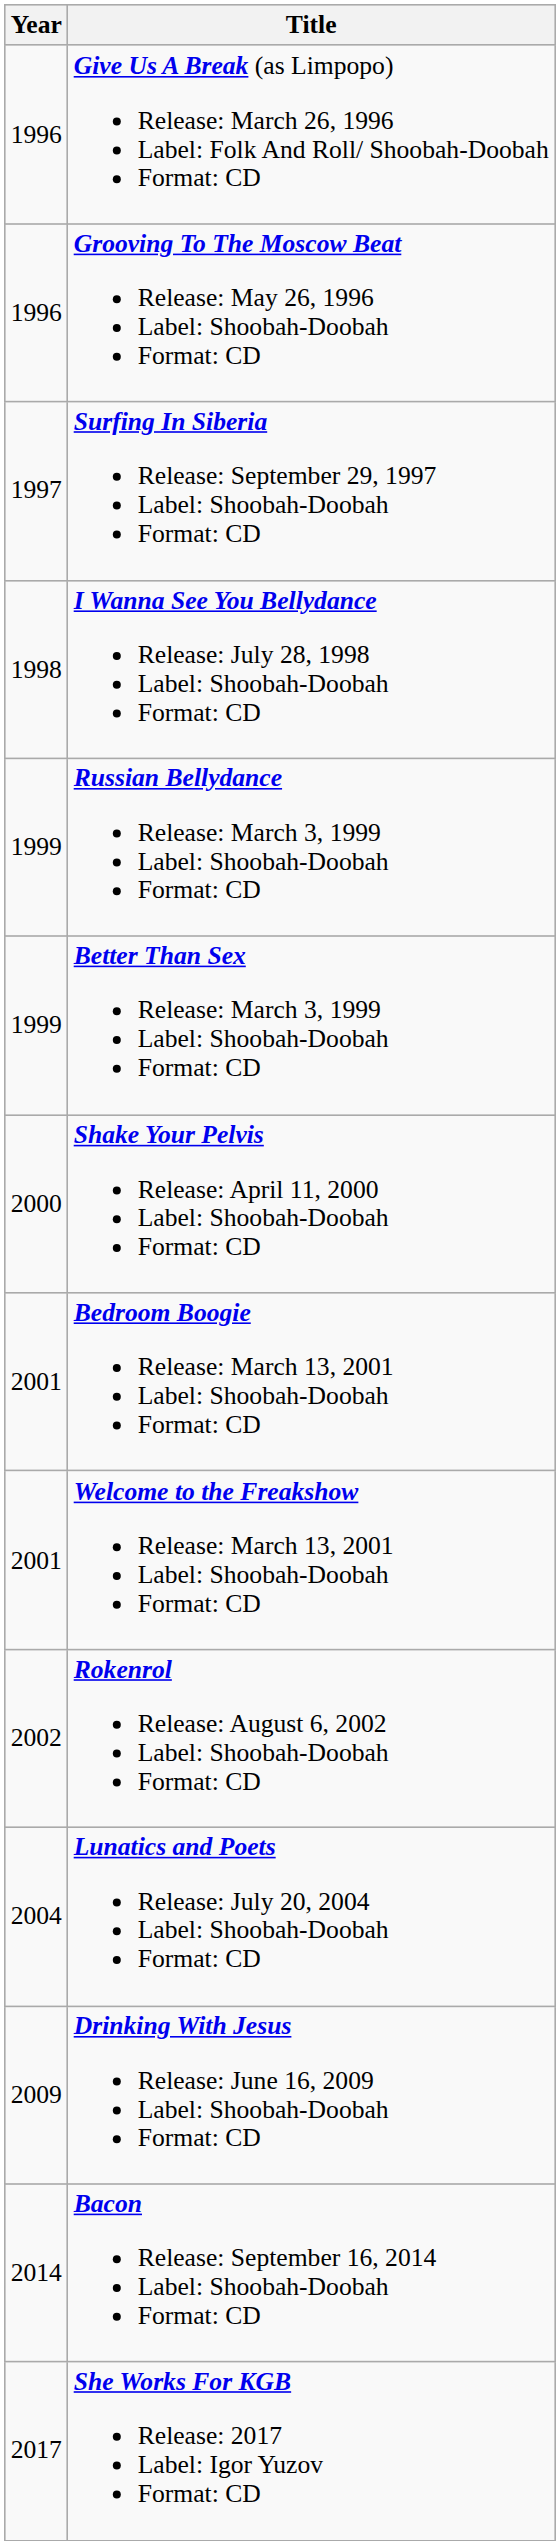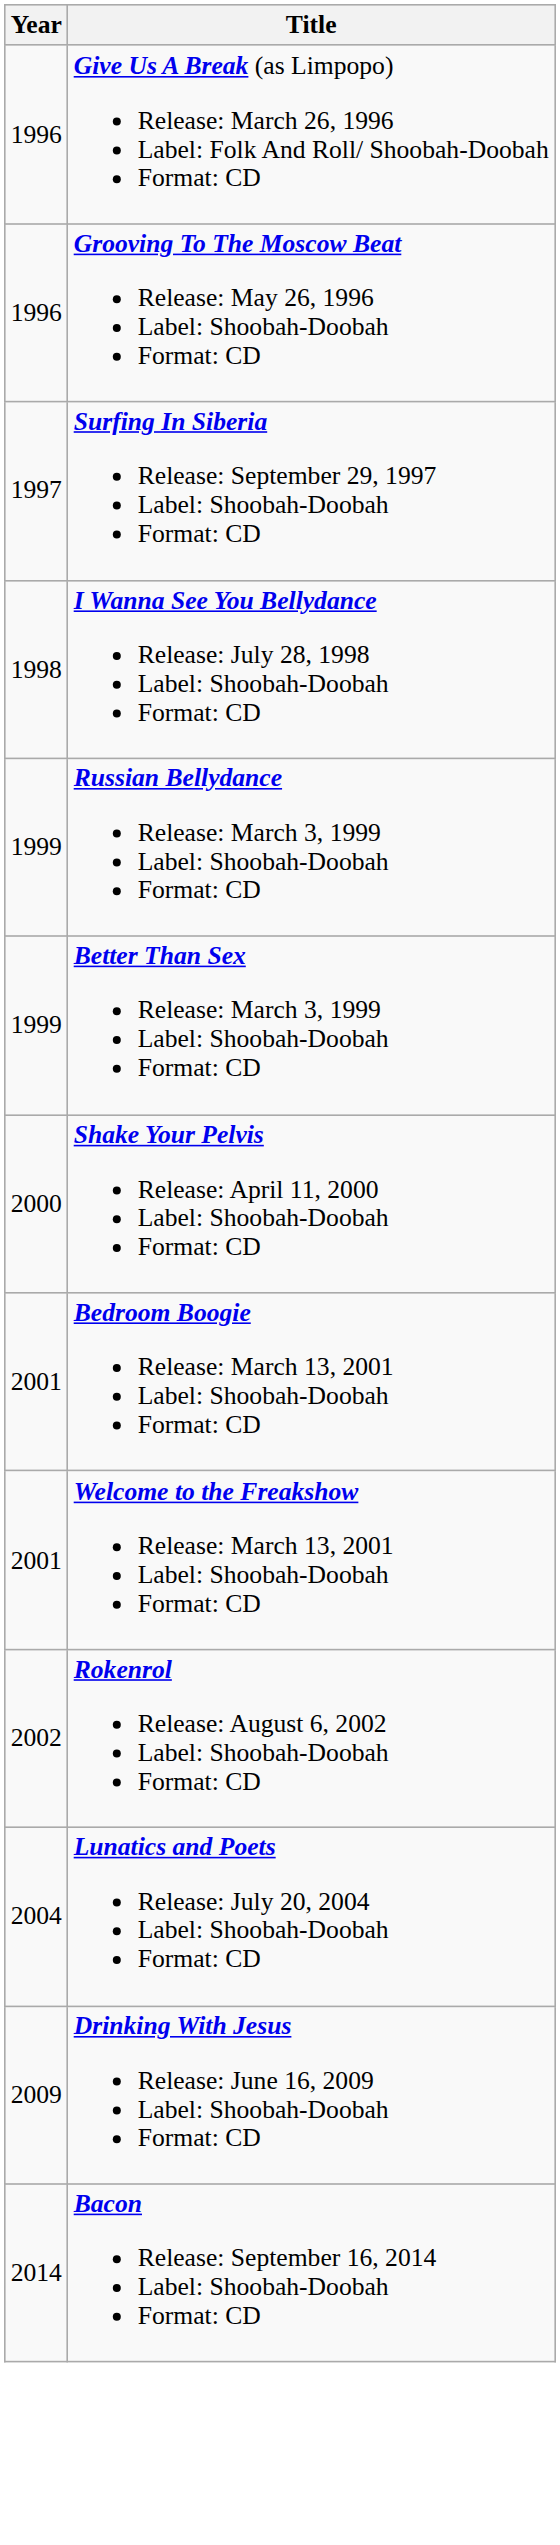- row: (311, 2438)
